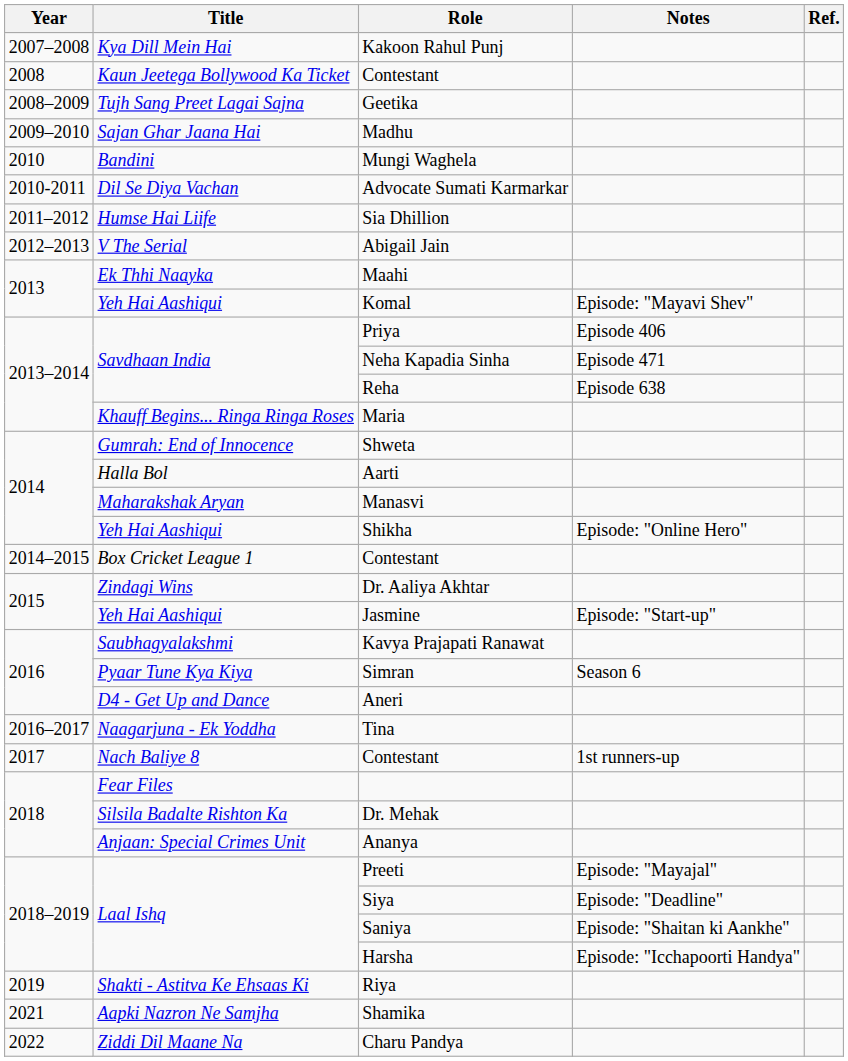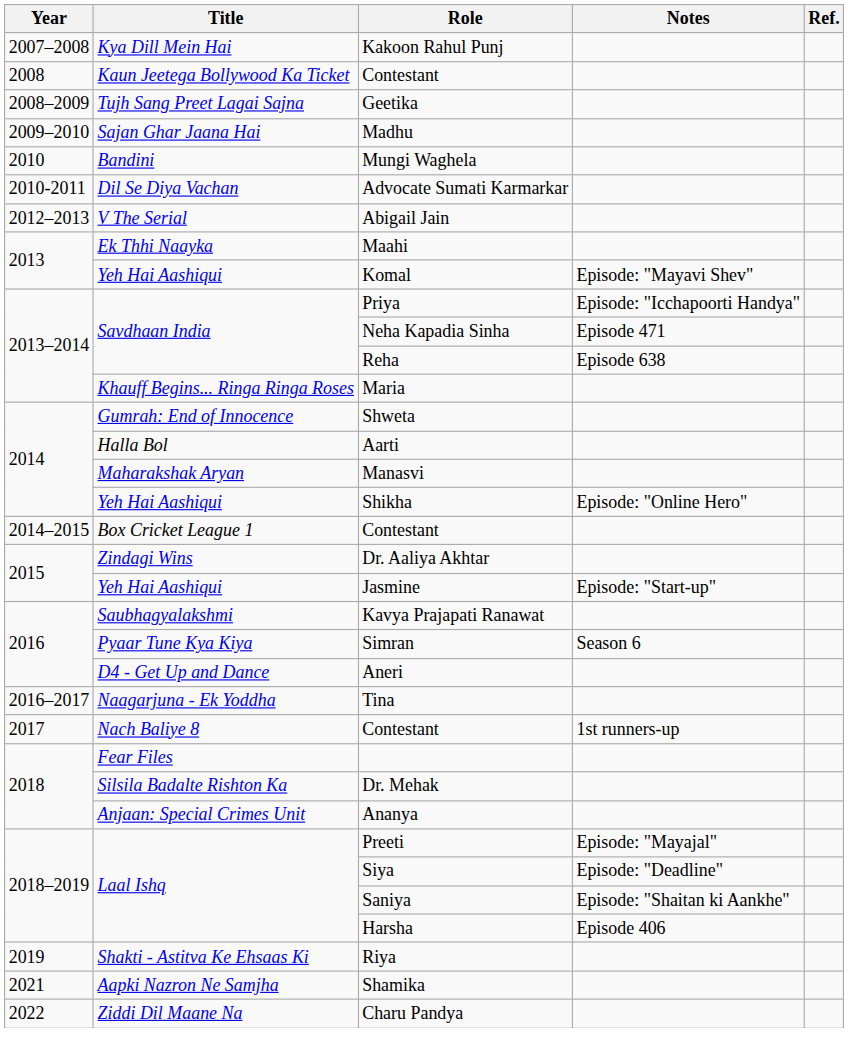- row: (157, 217)
(621, 331) Episode 406 -> (688, 302) Episode: "Icchapoorti Handya"
(688, 956) Episode: "Icchapoorti Handya" -> (621, 928) Episode 406
